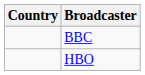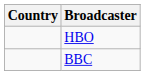rows swapped: (78, 37) <-> (79, 59)
